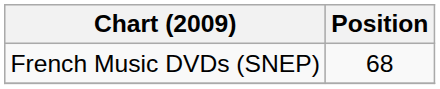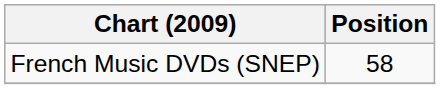(380, 63) 68 -> (380, 63) 58
